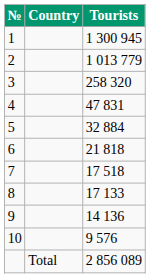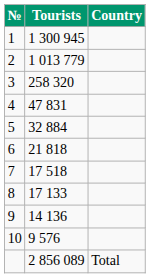columns swapped: (54, 15) <-> (114, 15)
